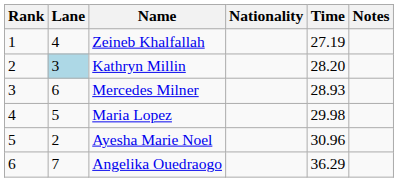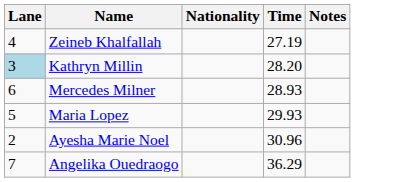- column: (26, 16)
(328, 115) 29.98 -> (284, 115) 29.93
